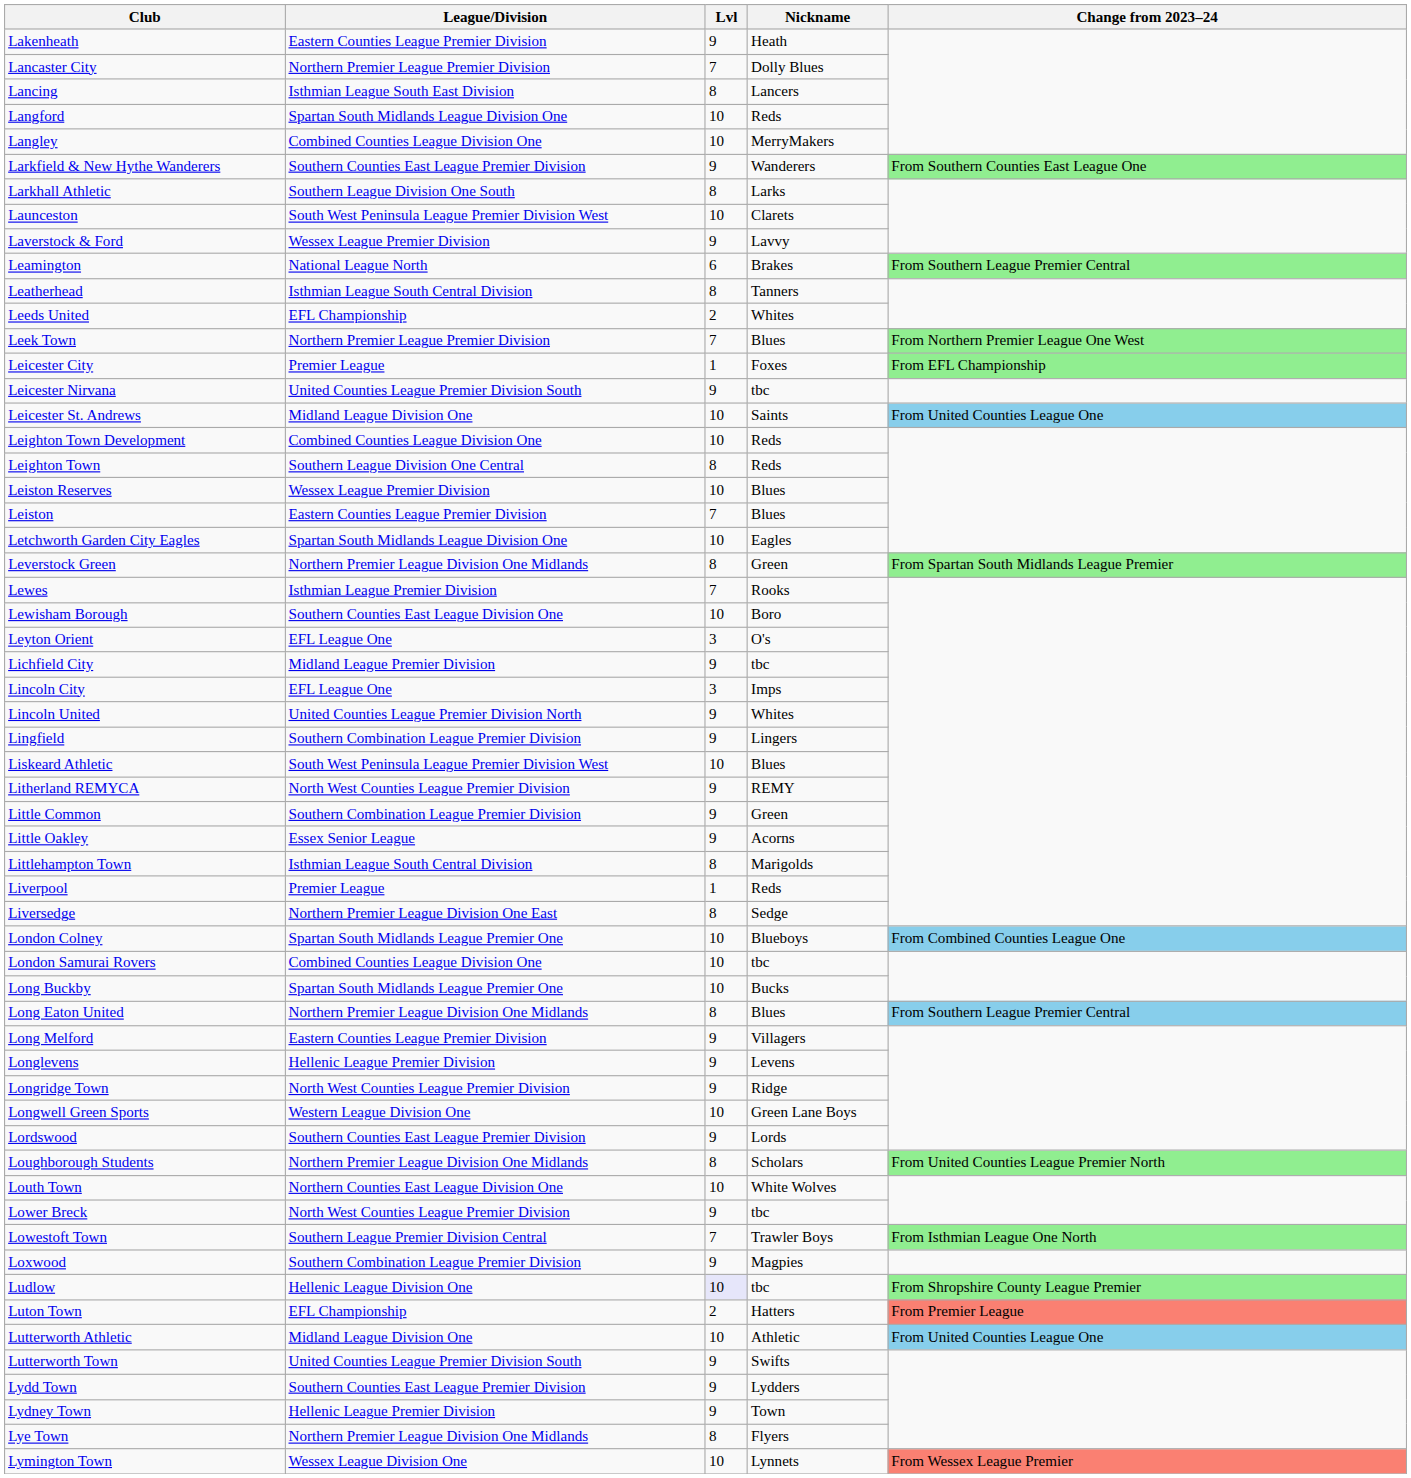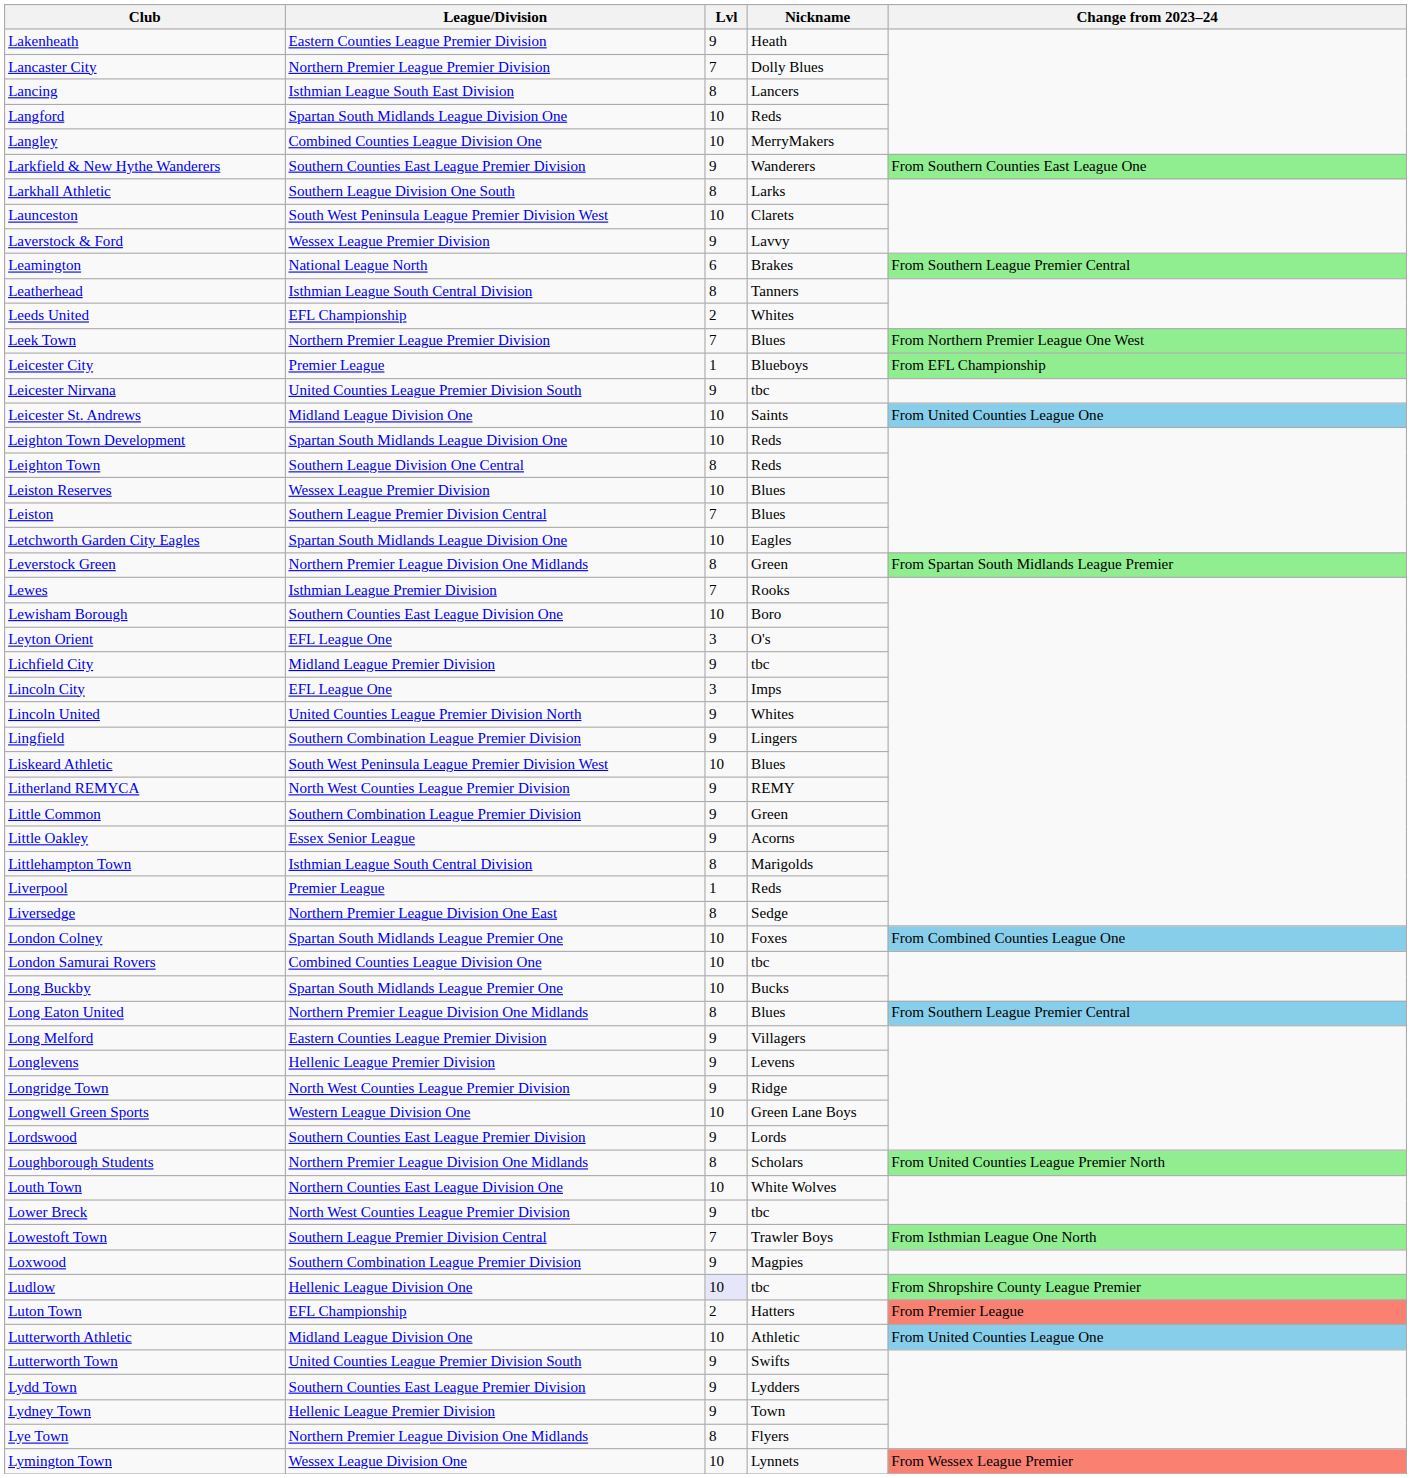(769, 365) Foxes -> (780, 365) Blueboys
(415, 439) Combined Counties League Division One -> (428, 439) Spartan South Midlands League Division One
(418, 514) Eastern Counties League Premier Division -> (418, 514) Southern League Premier Division Central
(780, 938) Blueboys -> (769, 938) Foxes
